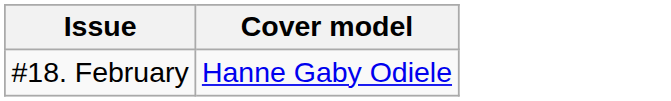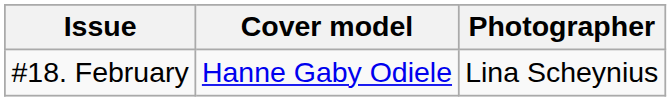+ column: (562, 27)
